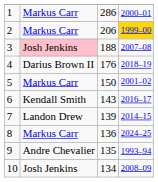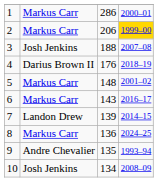(50, 47) pink background -> (50, 47) no background
(108, 82) 150 -> (108, 82) 148
(54, 99) Kendall Smith -> (50, 99) Markus Carr
